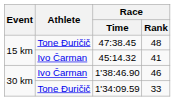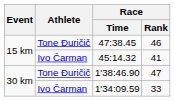(156, 43) 48 -> (156, 43) 46
(62, 73) Ivo Čarman -> (64, 73) Tone Ðuričič
(156, 73) 46 -> (156, 73) 47
(64, 89) Tone Ðuričič -> (62, 89) Ivo Čarman
